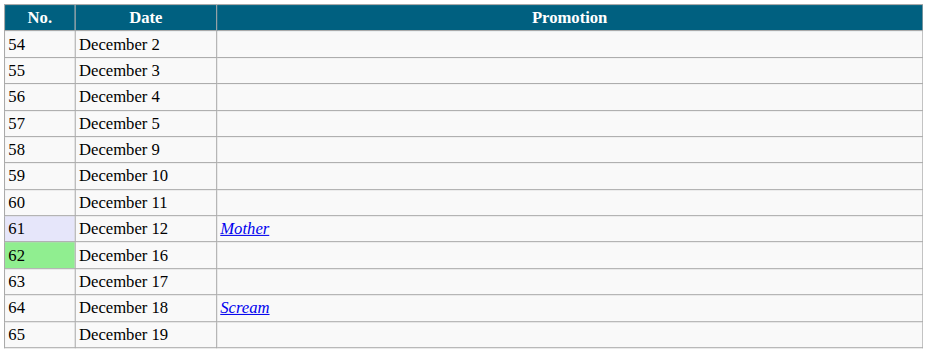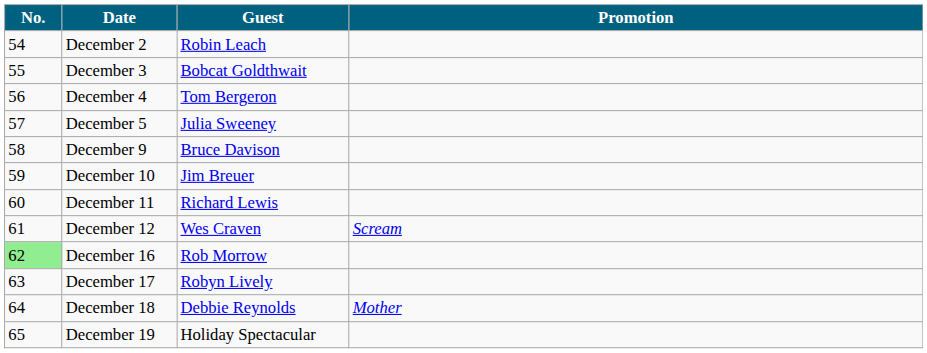+ column: (263, 17)
(17, 228) lavender background -> (17, 228) no background
(245, 228) Mother -> (377, 228) Scream
(245, 307) Scream -> (377, 307) Mother
